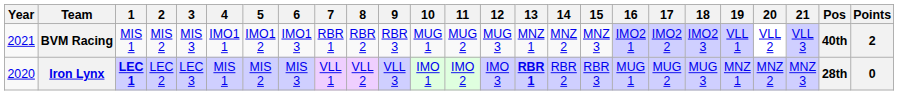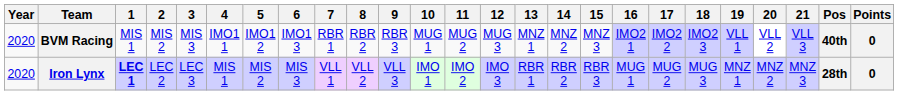(21, 40) 2021 -> (21, 40) 2020
(872, 40) 2 -> (872, 40) 0
(531, 73) bold -> (531, 73) normal
